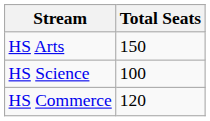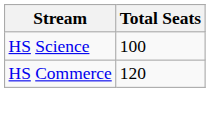- row: (36, 45)
